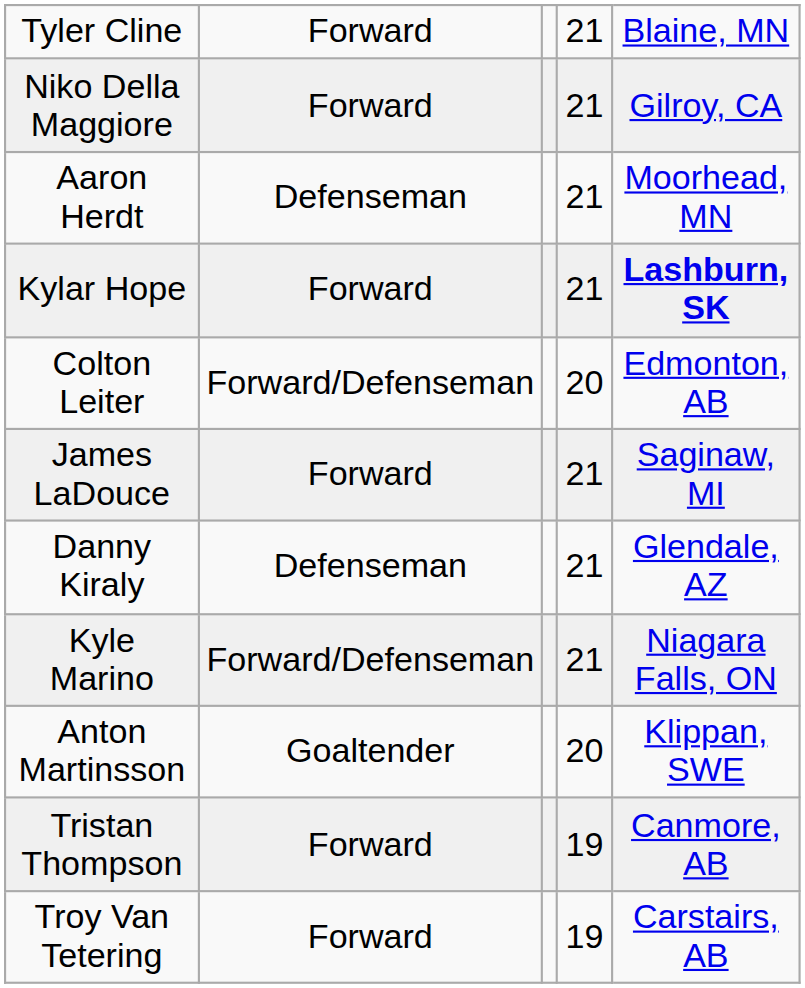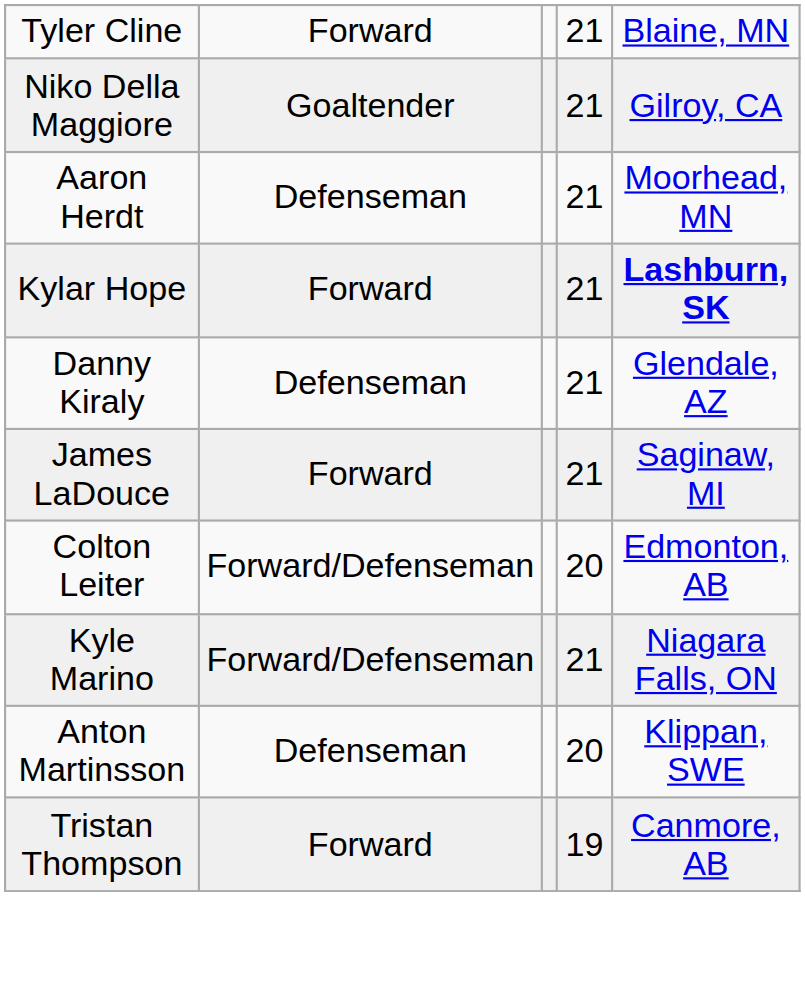(370, 104) Forward -> (370, 104) Goaltender
rows swapped: (102, 566) <-> (102, 381)
(370, 751) Goaltender -> (370, 751) Defenseman
- row: (102, 936)
